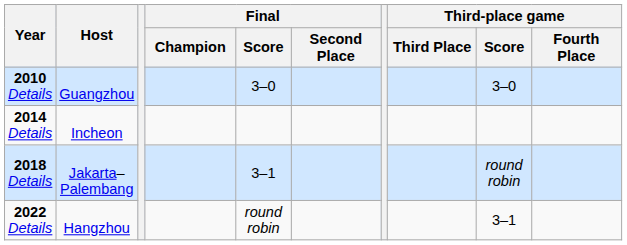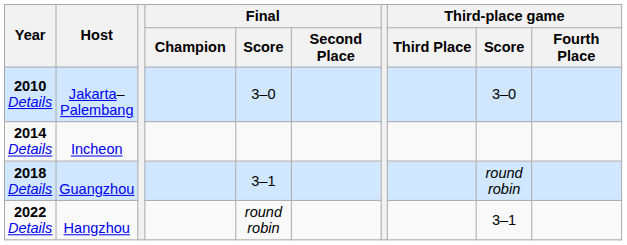(97, 95) Guangzhou -> (97, 103) Jakarta–Palembang
(97, 181) Jakarta–Palembang -> (97, 189) Guangzhou
